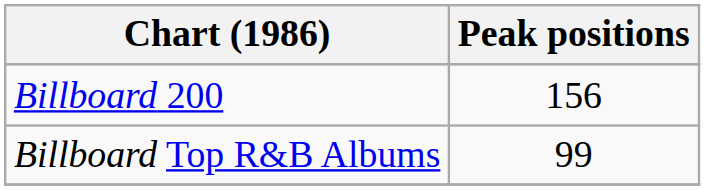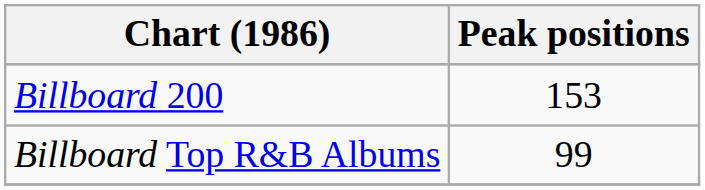(574, 94) 156 -> (574, 94) 153
